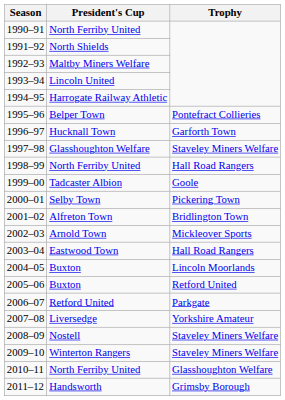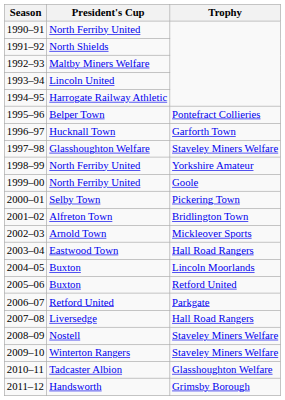(213, 166) Hall Road Rangers -> (213, 166) Yorkshire Amateur
(86, 183) Tadcaster Albion -> (95, 183) North Ferriby United
(213, 319) Yorkshire Amateur -> (213, 319) Hall Road Rangers
(95, 370) North Ferriby United -> (86, 370) Tadcaster Albion
